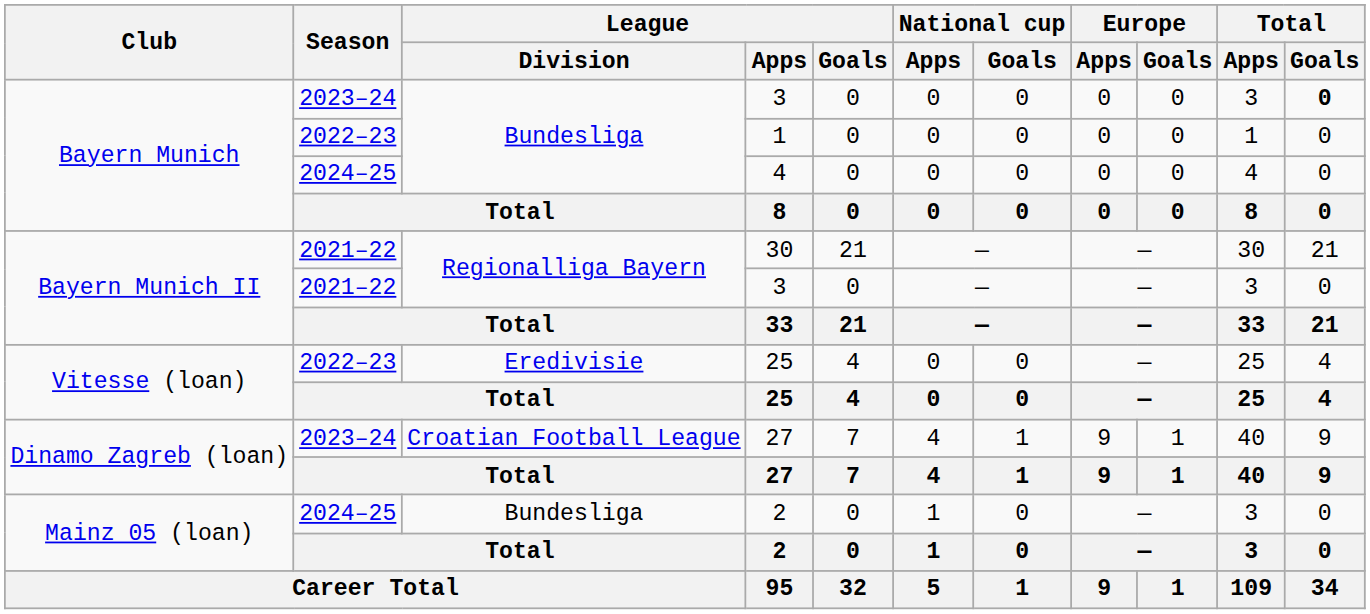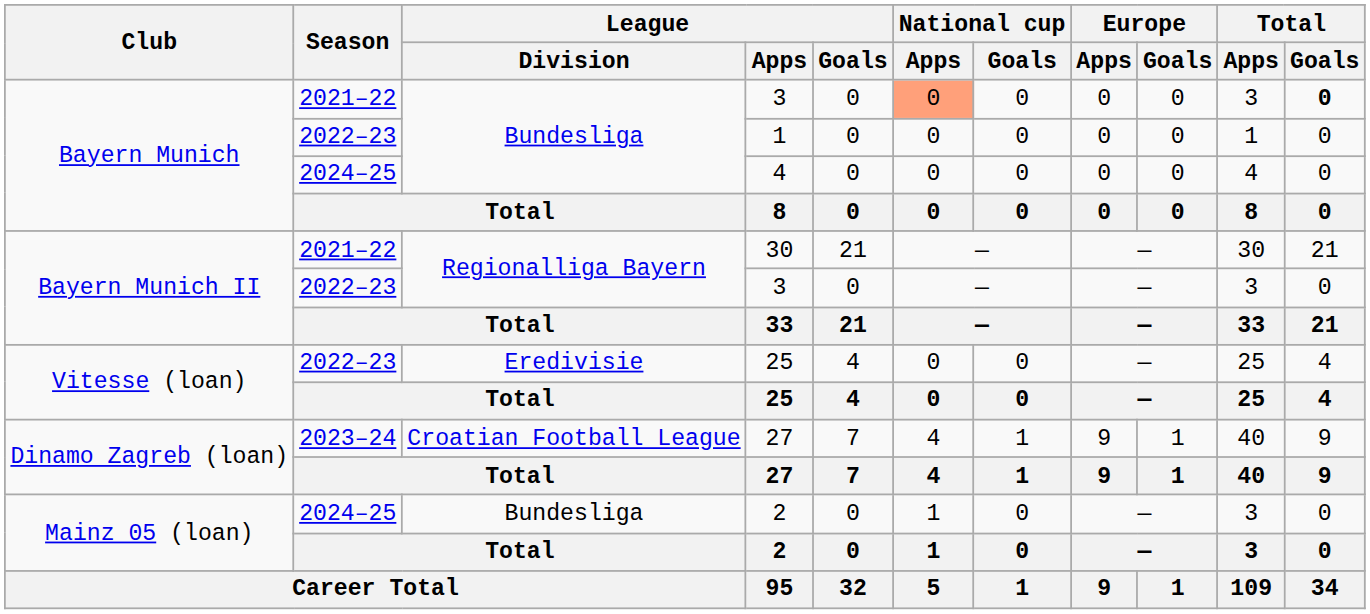(348, 99) 2023–24 -> (348, 99) 2021–22
(933, 99) no background -> (933, 99) lightsalmon background
(348, 288) 2021–22 -> (348, 288) 2022–23
